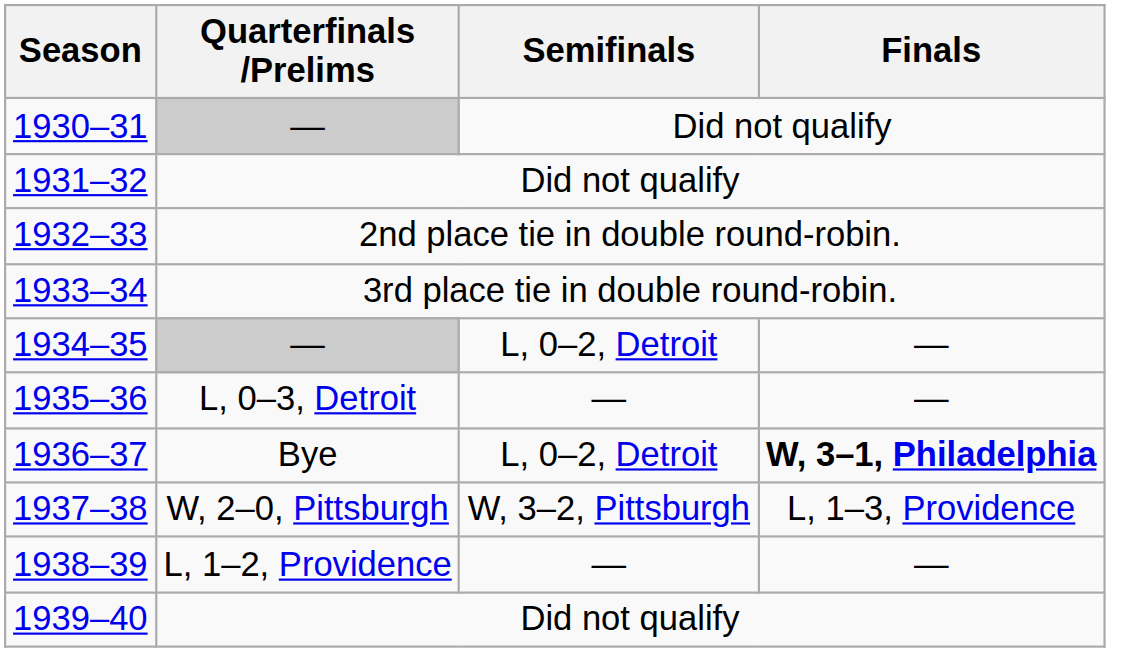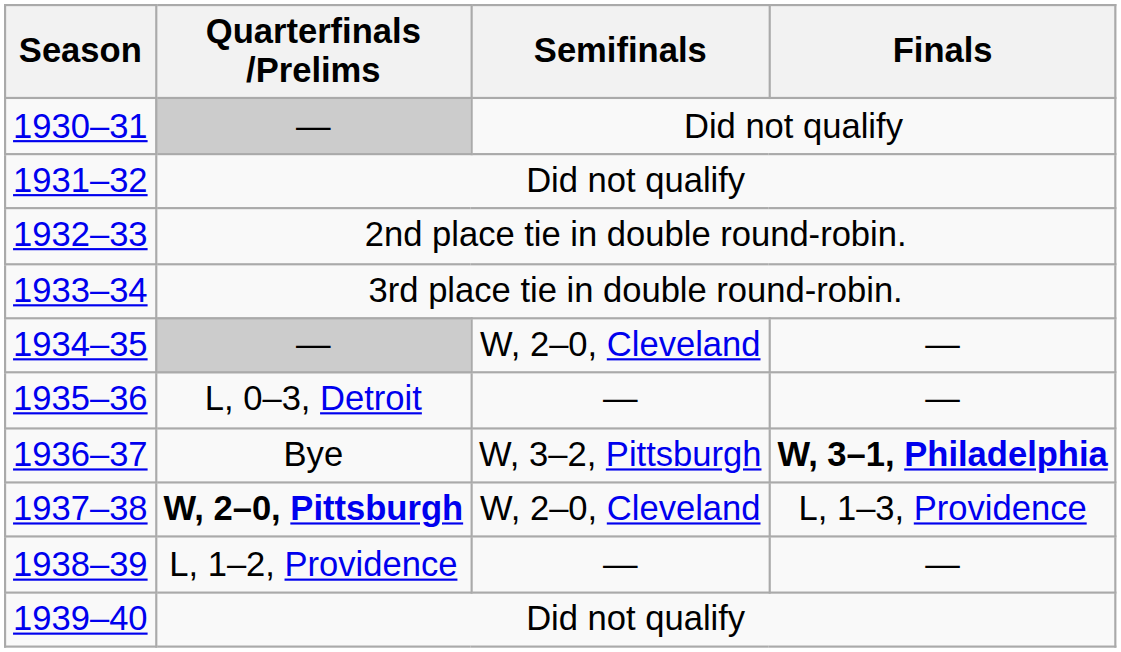(609, 344) L, 0–2, Detroit -> (620, 344) W, 2–0, Cleveland
(609, 454) L, 0–2, Detroit -> (620, 454) W, 3–2, Pittsburgh
(308, 509) normal -> (313, 509) bold
(609, 509) W, 3–2, Pittsburgh -> (620, 509) W, 2–0, Cleveland
